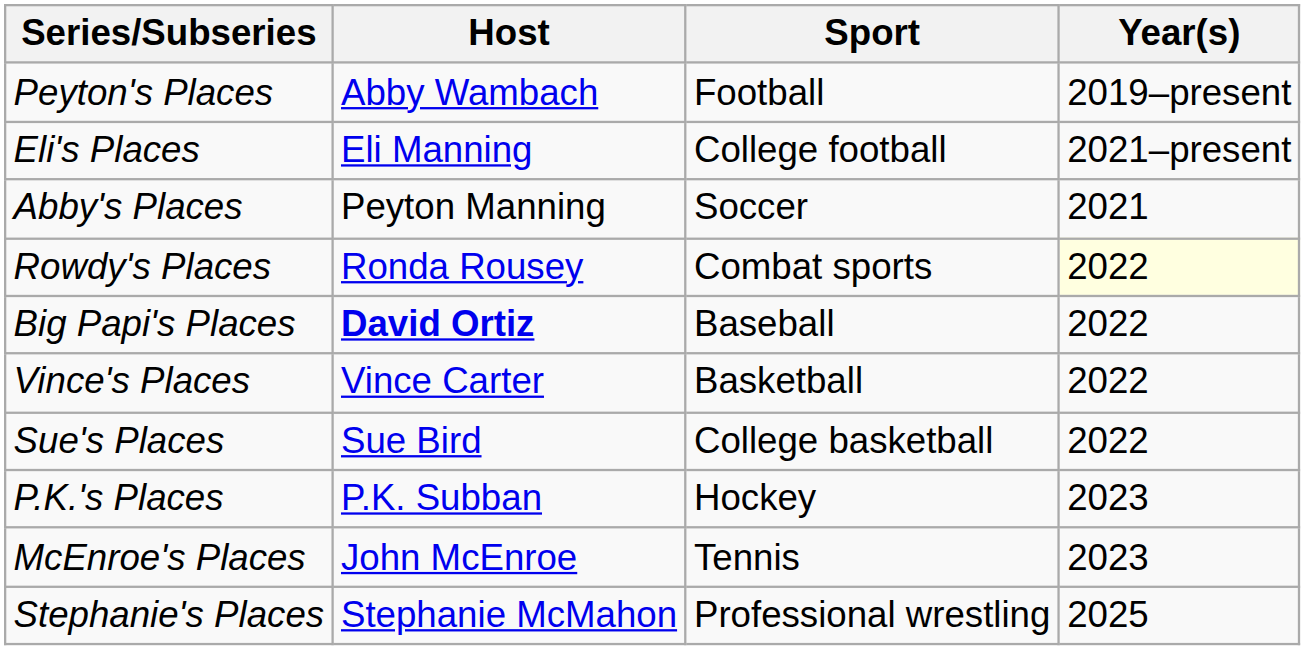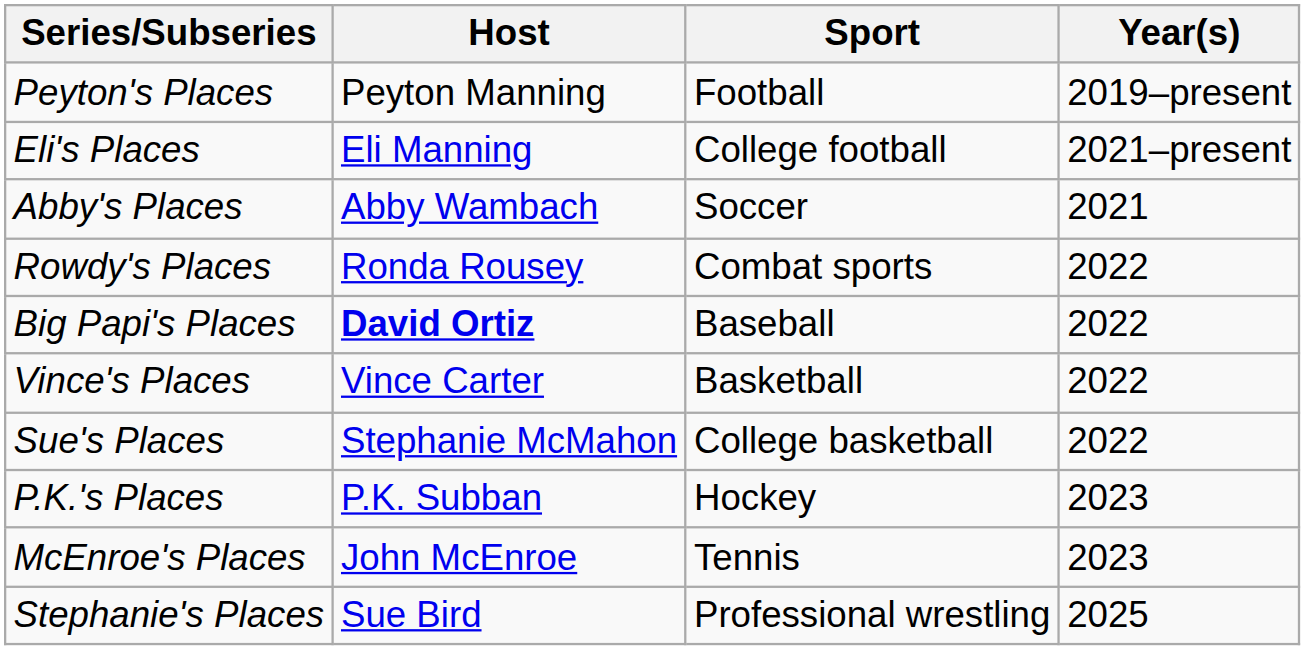(470, 91) Abby Wambach -> (473, 91) Peyton Manning
(473, 207) Peyton Manning -> (470, 207) Abby Wambach
(1108, 265) lightyellow background -> (1108, 265) no background
(411, 440) Sue Bird -> (509, 440) Stephanie McMahon
(509, 614) Stephanie McMahon -> (411, 614) Sue Bird
